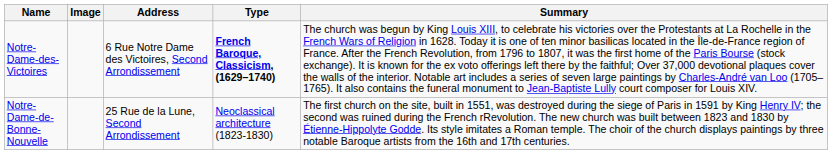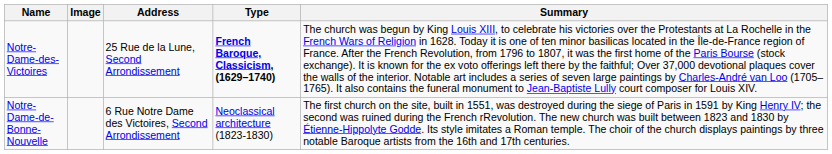(157, 59) 6 Rue Notre Dame des Victoires, Second Arrondissement -> (150, 59) 25 Rue de la Lune, Second Arrondissement
(150, 123) 25 Rue de la Lune, Second Arrondissement -> (157, 123) 6 Rue Notre Dame des Victoires, Second Arrondissement
